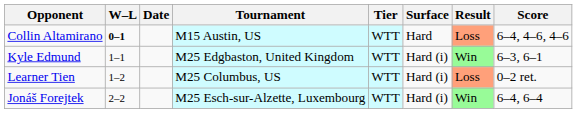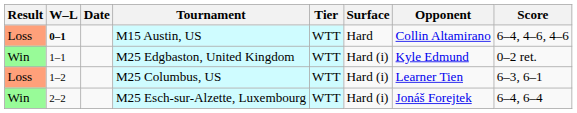columns swapped: (473, 14) <-> (55, 14)
(520, 56) 6–3, 6–1 -> (517, 56) 0–2 ret.
(517, 77) 0–2 ret. -> (520, 77) 6–3, 6–1
